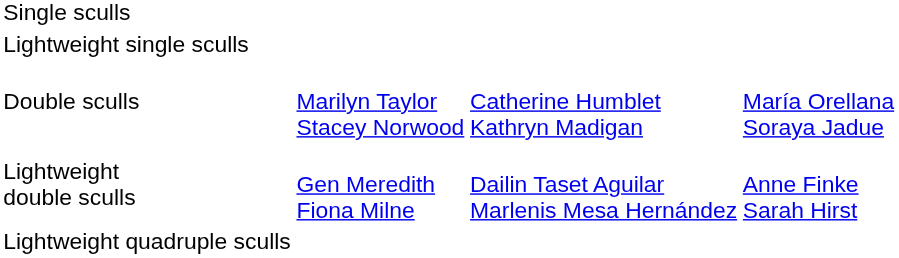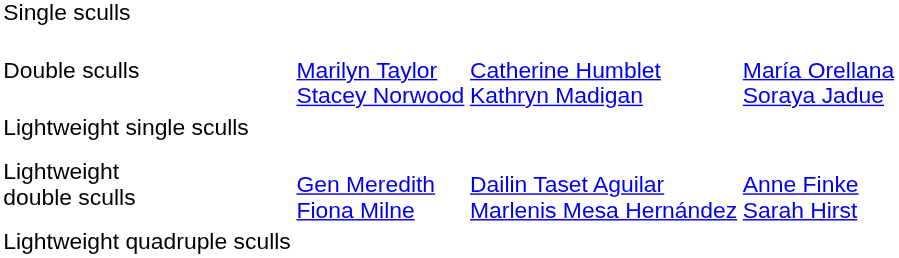rows swapped: (71, 101) <-> (126, 44)
